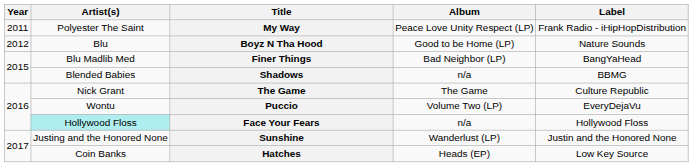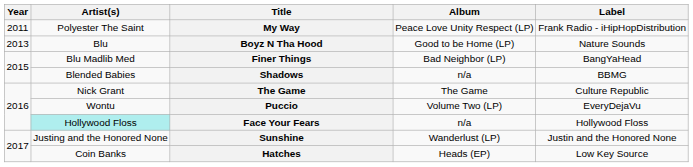(18, 43) 2012 -> (18, 43) 2013
